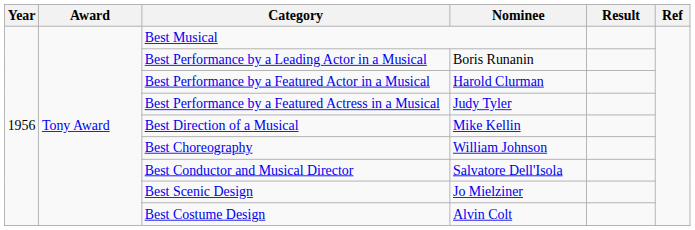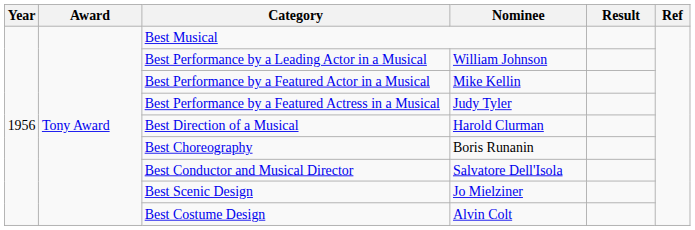(493, 59) Boris Runanin -> (500, 59) William Johnson
(498, 81) Harold Clurman -> (487, 81) Mike Kellin
(487, 125) Mike Kellin -> (498, 125) Harold Clurman
(500, 147) William Johnson -> (493, 147) Boris Runanin
